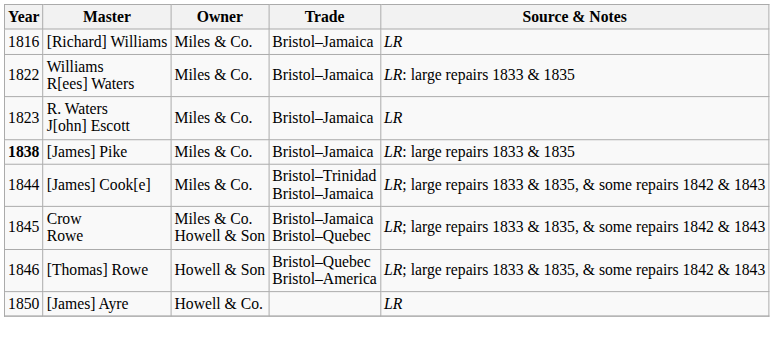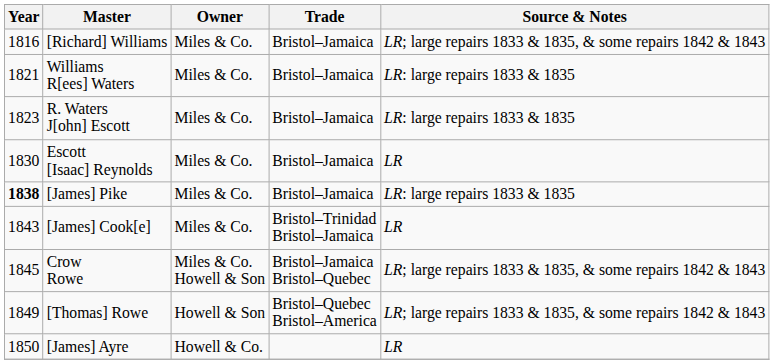(393, 41) LR -> (575, 41) LR; large repairs 1833 & 1835, & some repairs 1842 & 1843
(24, 75) 1822 -> (24, 75) 1821
(393, 117) LR -> (479, 117) LR: large repairs 1833 & 1835
+ row: (100, 160)
(24, 185) 1844 -> (24, 227) 1843
(575, 185) LR; large repairs 1833 & 1835, & some repairs 1842 & 1843 -> (393, 227) LR
(24, 270) 1846 -> (24, 312) 1849
